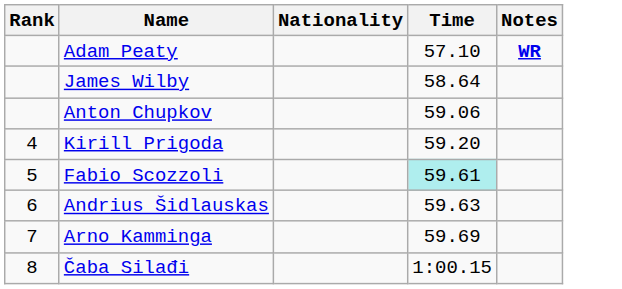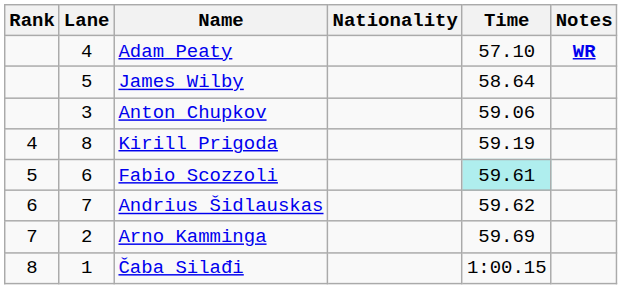+ column: (87, 20)
(452, 144) 59.20 -> (507, 144) 59.19
(452, 206) 59.63 -> (507, 206) 59.62
